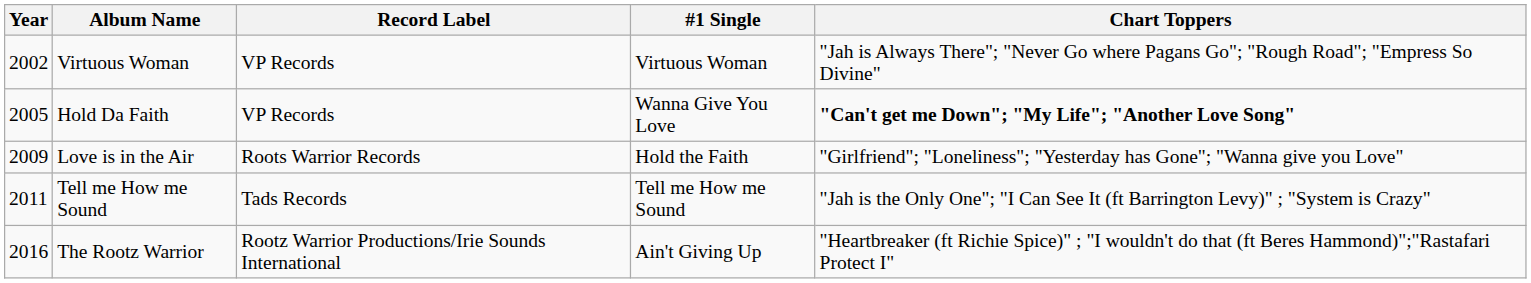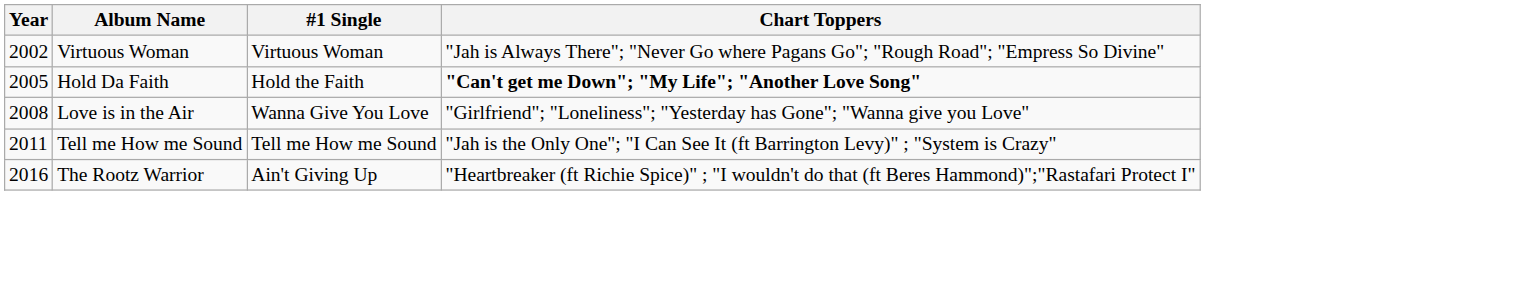- column: (434, 19)
(702, 114) Wanna Give You Love -> (308, 81) Hold the Faith
(29, 156) 2009 -> (29, 112) 2008
(692, 156) Hold the Faith -> (340, 112) Wanna Give You Love
